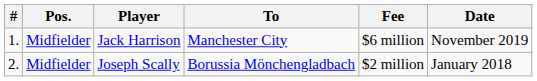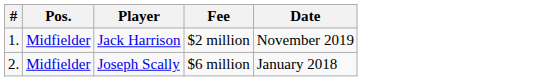- column: (271, 16)
(393, 40) $6 million -> (219, 40) $2 million
(393, 64) $2 million -> (219, 64) $6 million
